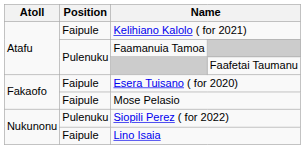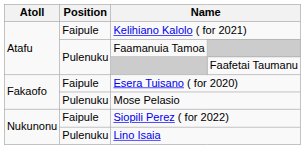(80, 100) Faipule -> (85, 100) Pulenuku
(85, 118) Pulenuku -> (80, 118) Faipule
(80, 135) Faipule -> (85, 135) Pulenuku
